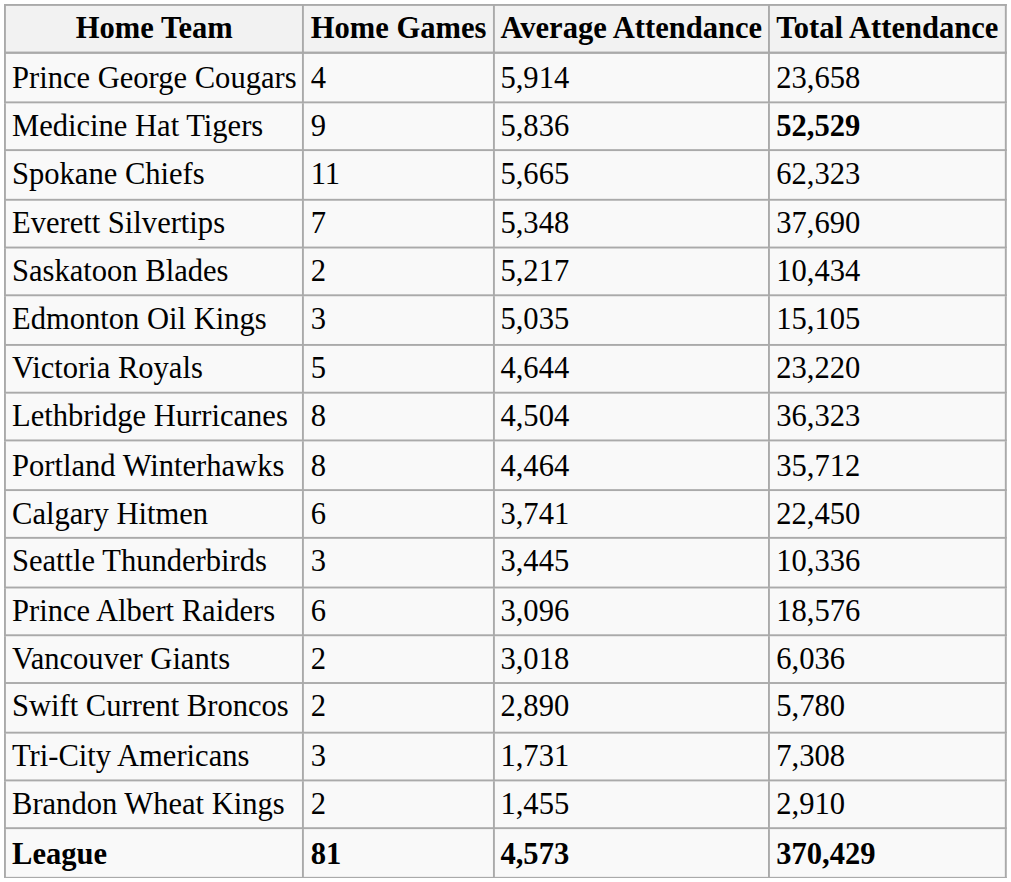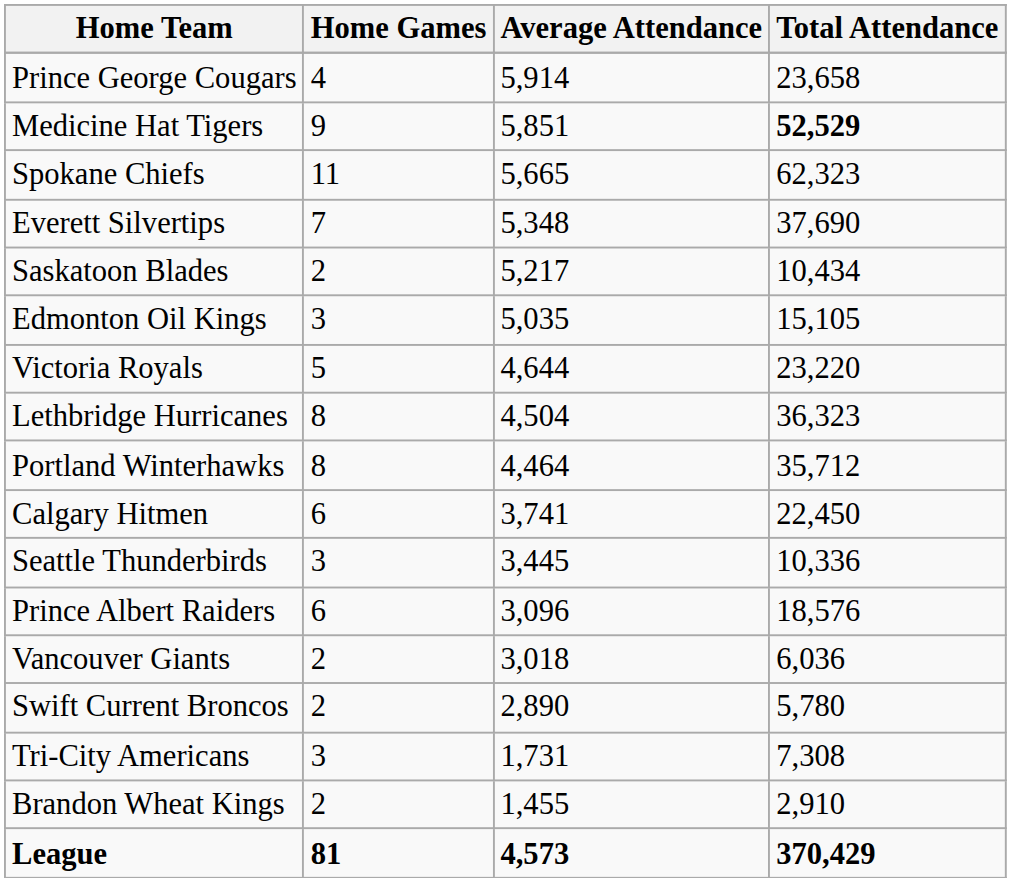(535, 125) 5,836 -> (535, 125) 5,851
